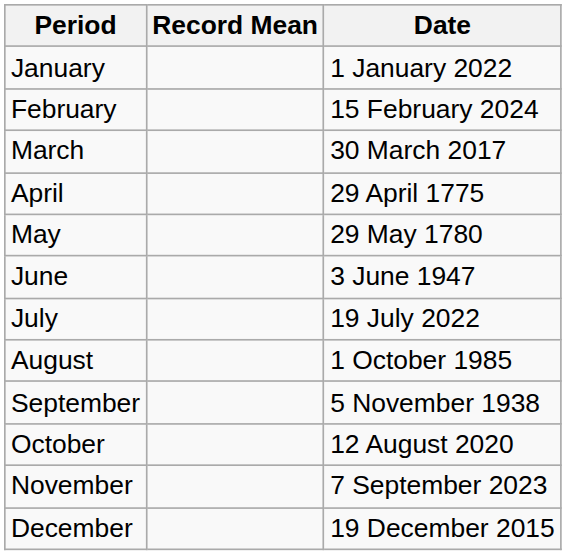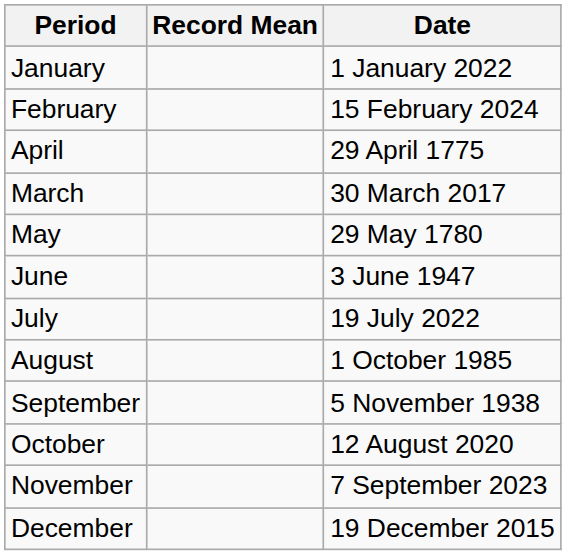rows swapped: (48, 151) <-> (37, 192)
